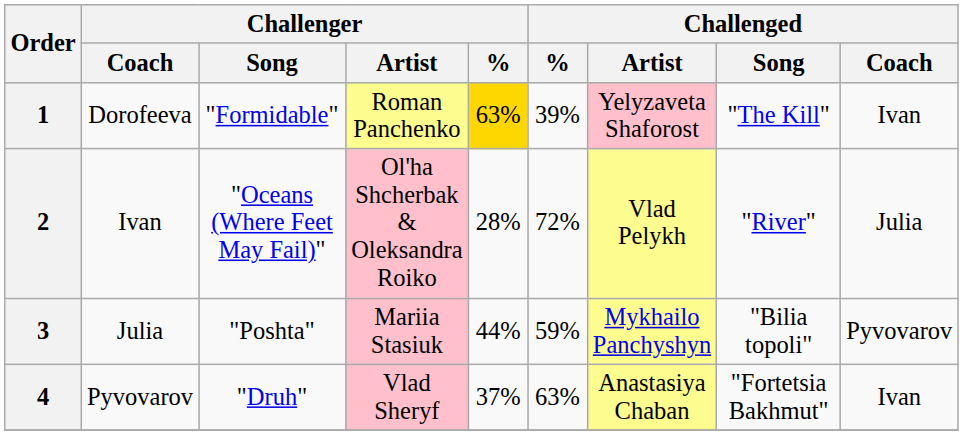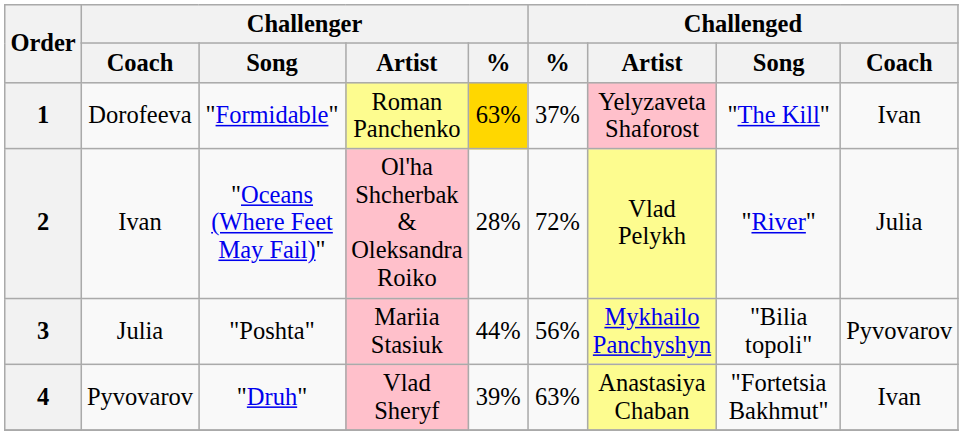(558, 115) 39% -> (558, 115) 37%
(558, 330) 59% -> (558, 330) 56%
(498, 397) 37% -> (498, 397) 39%
